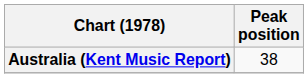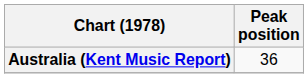(269, 60) 38 -> (269, 60) 36
